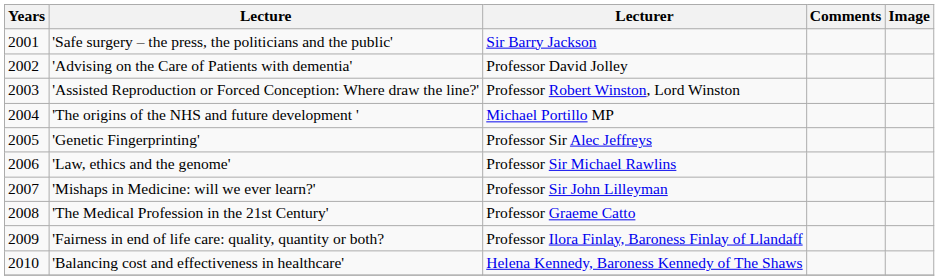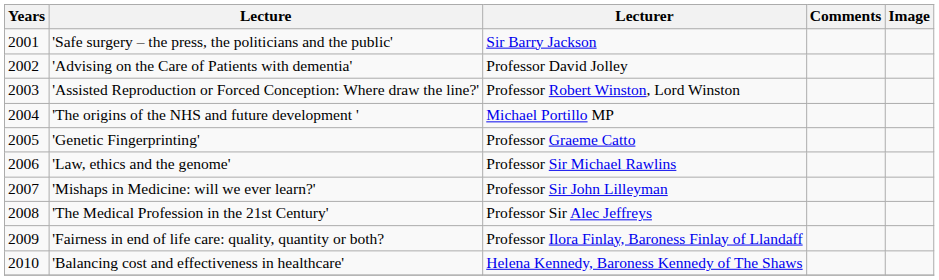(569, 139) Professor Sir Alec Jeffreys -> (561, 139) Professor Graeme Catto
(561, 213) Professor Graeme Catto -> (569, 213) Professor Sir Alec Jeffreys
